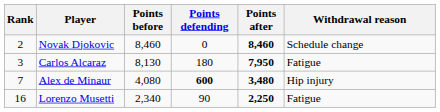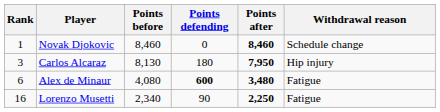(20, 44) 2 -> (20, 44) 1
(304, 62) Fatigue -> (310, 62) Hip injury
(20, 80) 7 -> (20, 80) 6
(310, 80) Hip injury -> (304, 80) Fatigue
